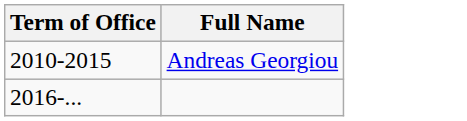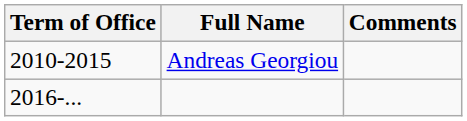+ column: (403, 23)
